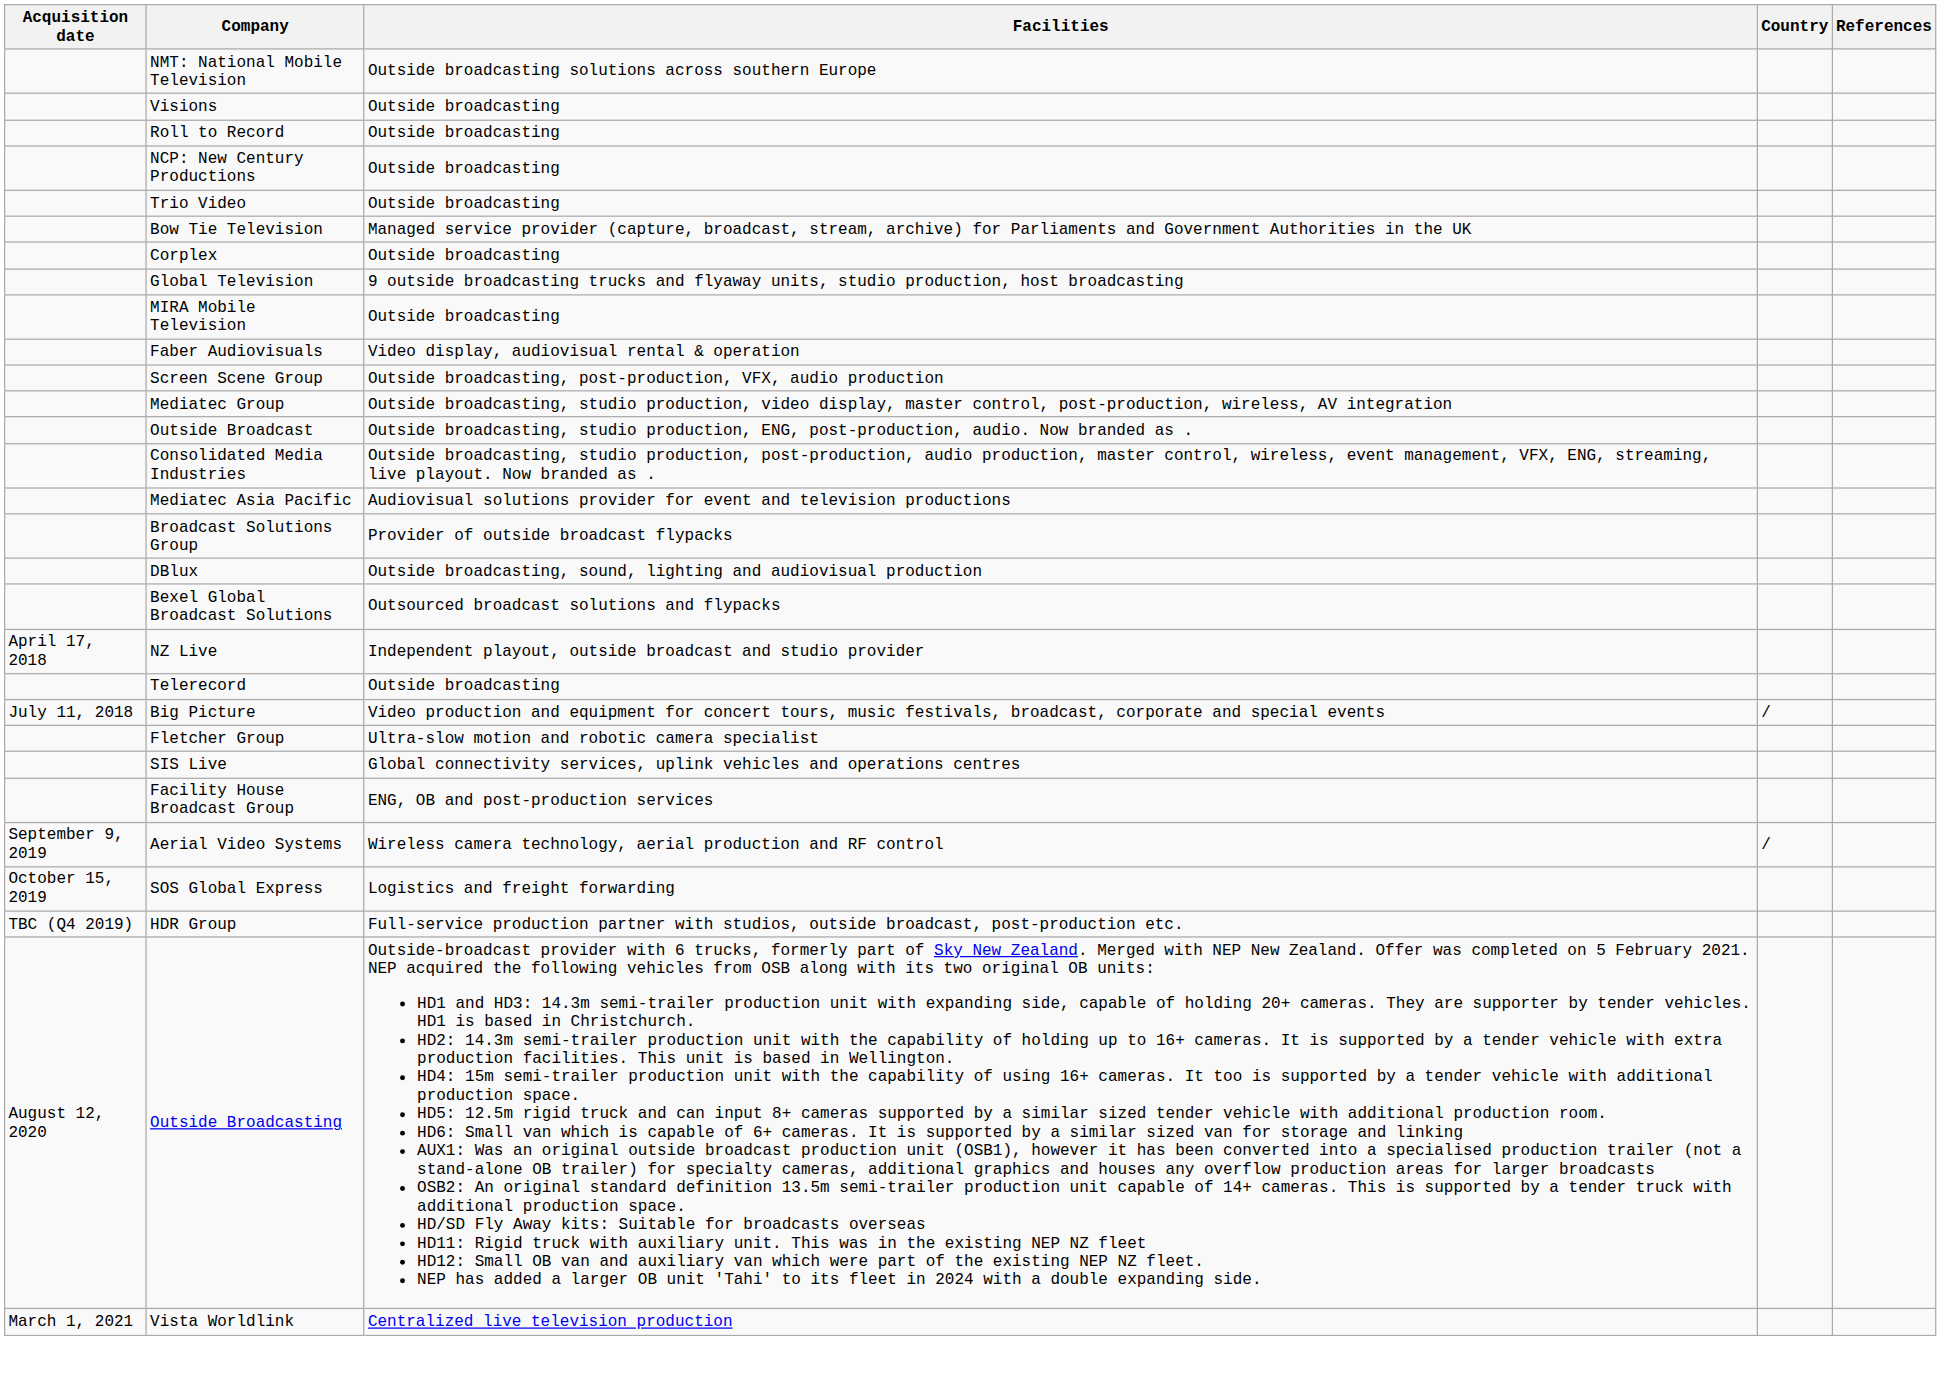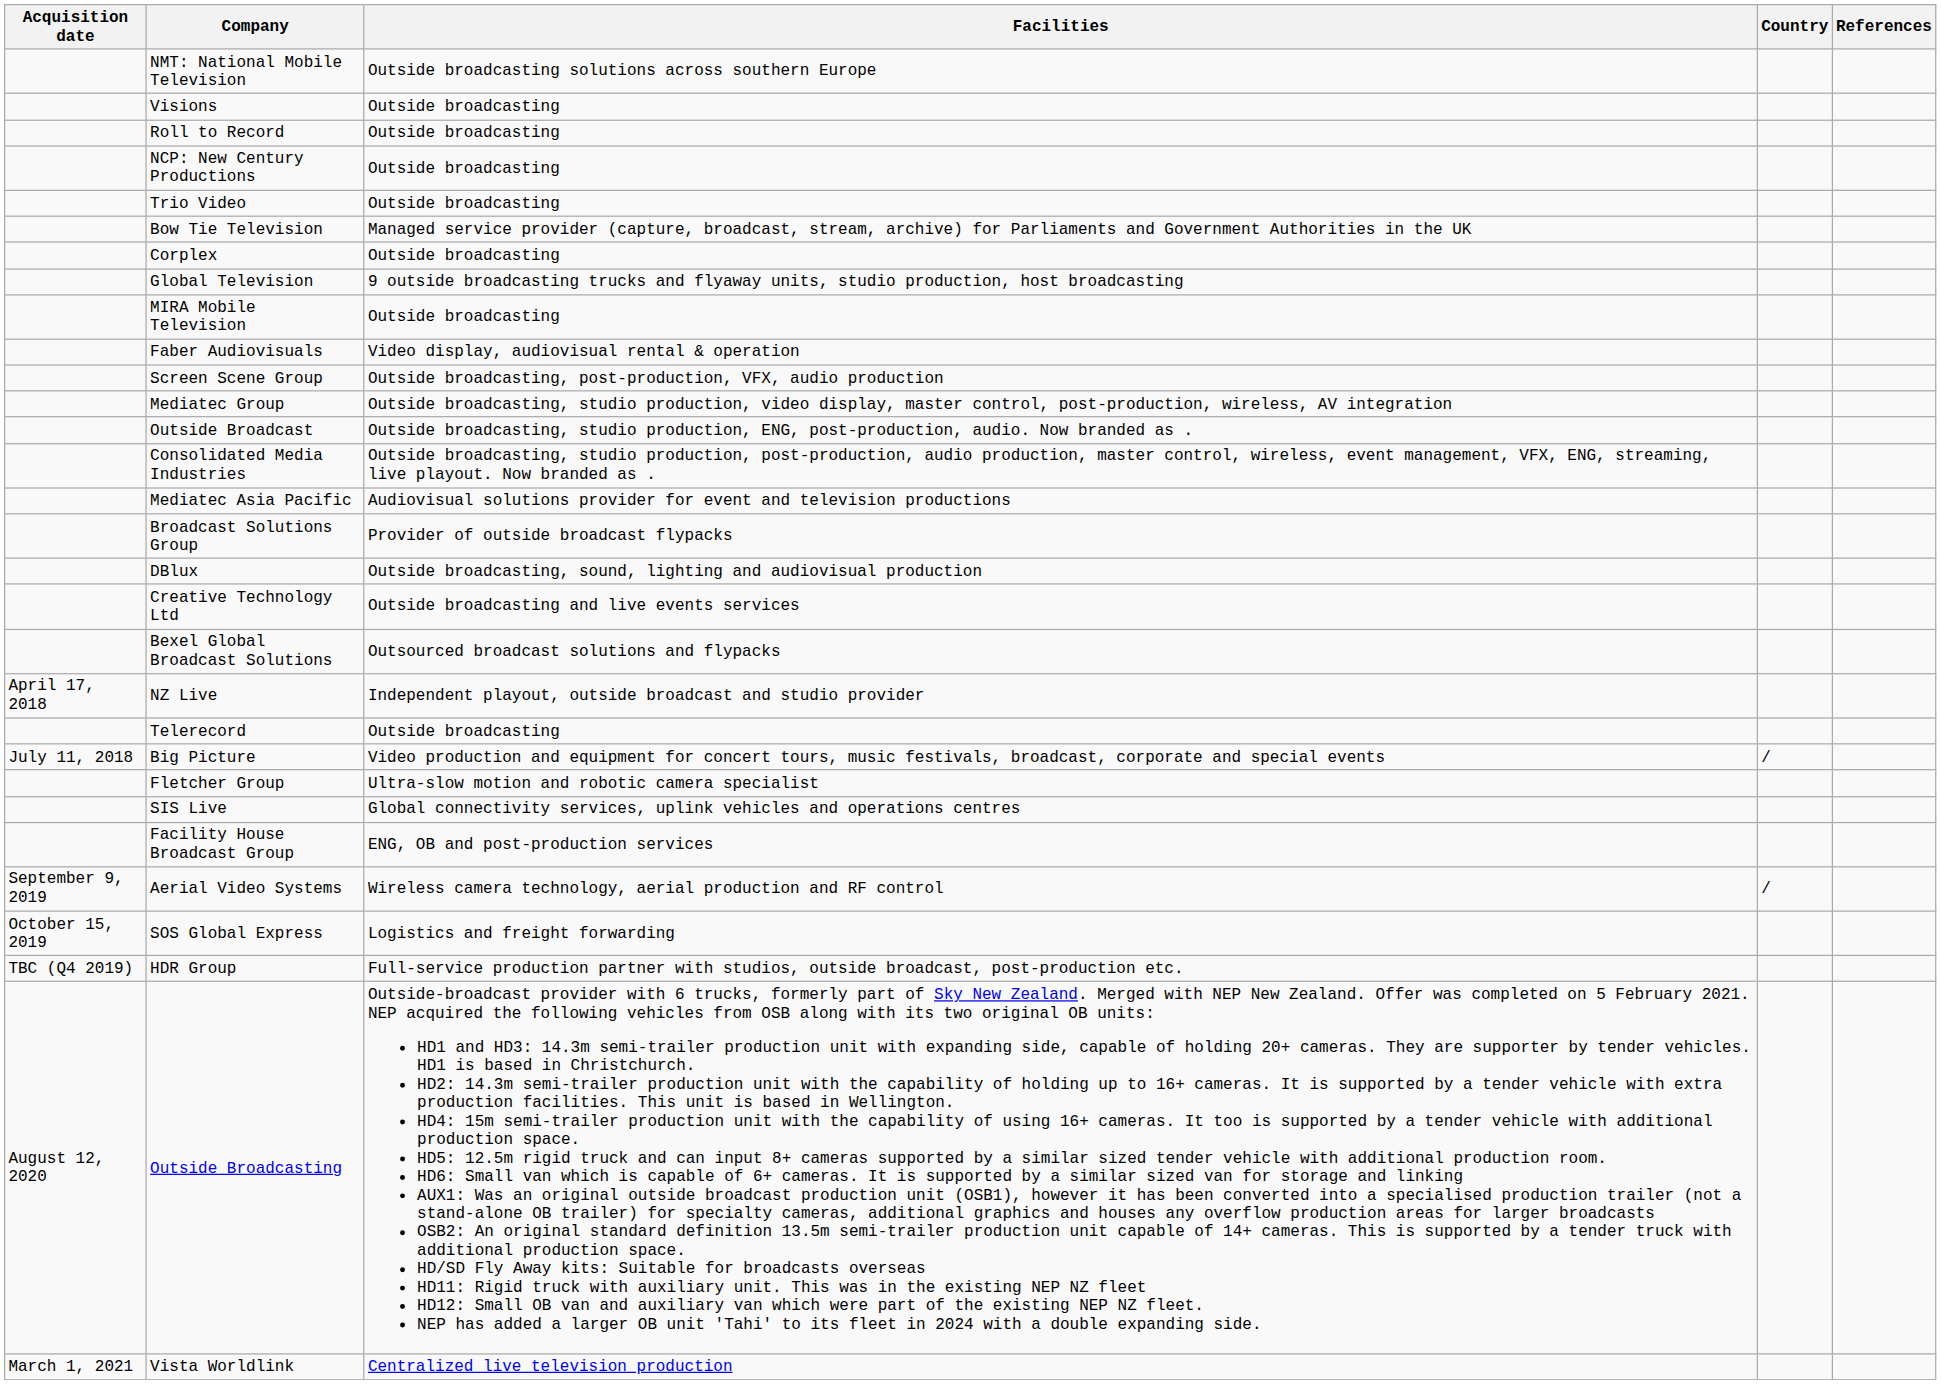+ row: (241, 607)
